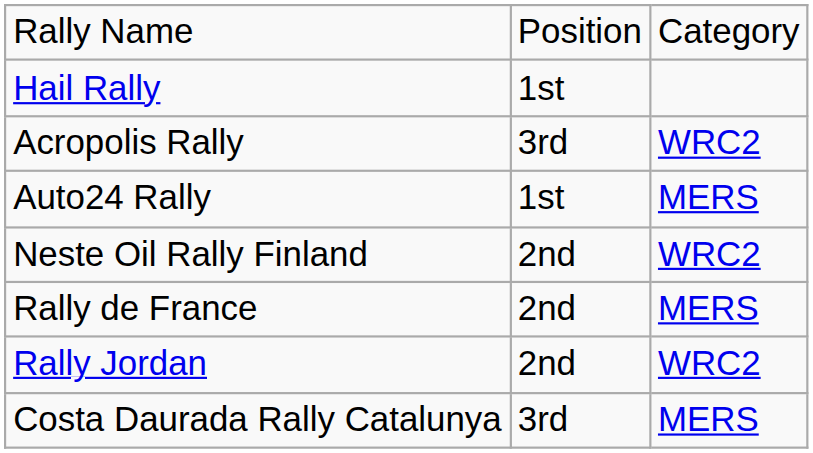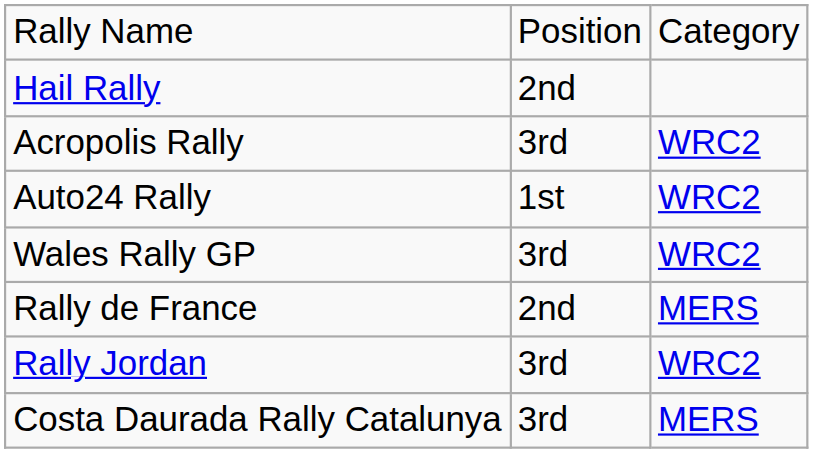(541, 87) 1st -> (547, 87) 2nd
(708, 198) MERS -> (709, 198) WRC2
- row: (191, 253)
+ row: (135, 253)
(547, 364) 2nd -> (543, 364) 3rd
